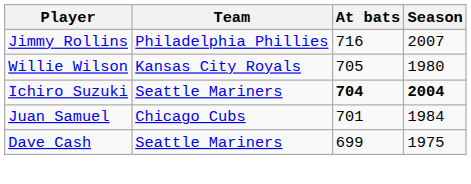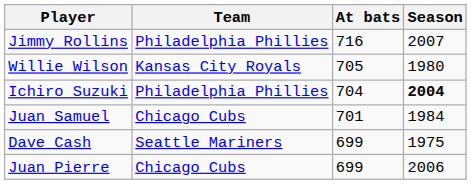(209, 92) Seattle Mariners -> (232, 92) Philadelphia Phillies
(350, 92) bold -> (350, 92) normal
+ row: (59, 167)
